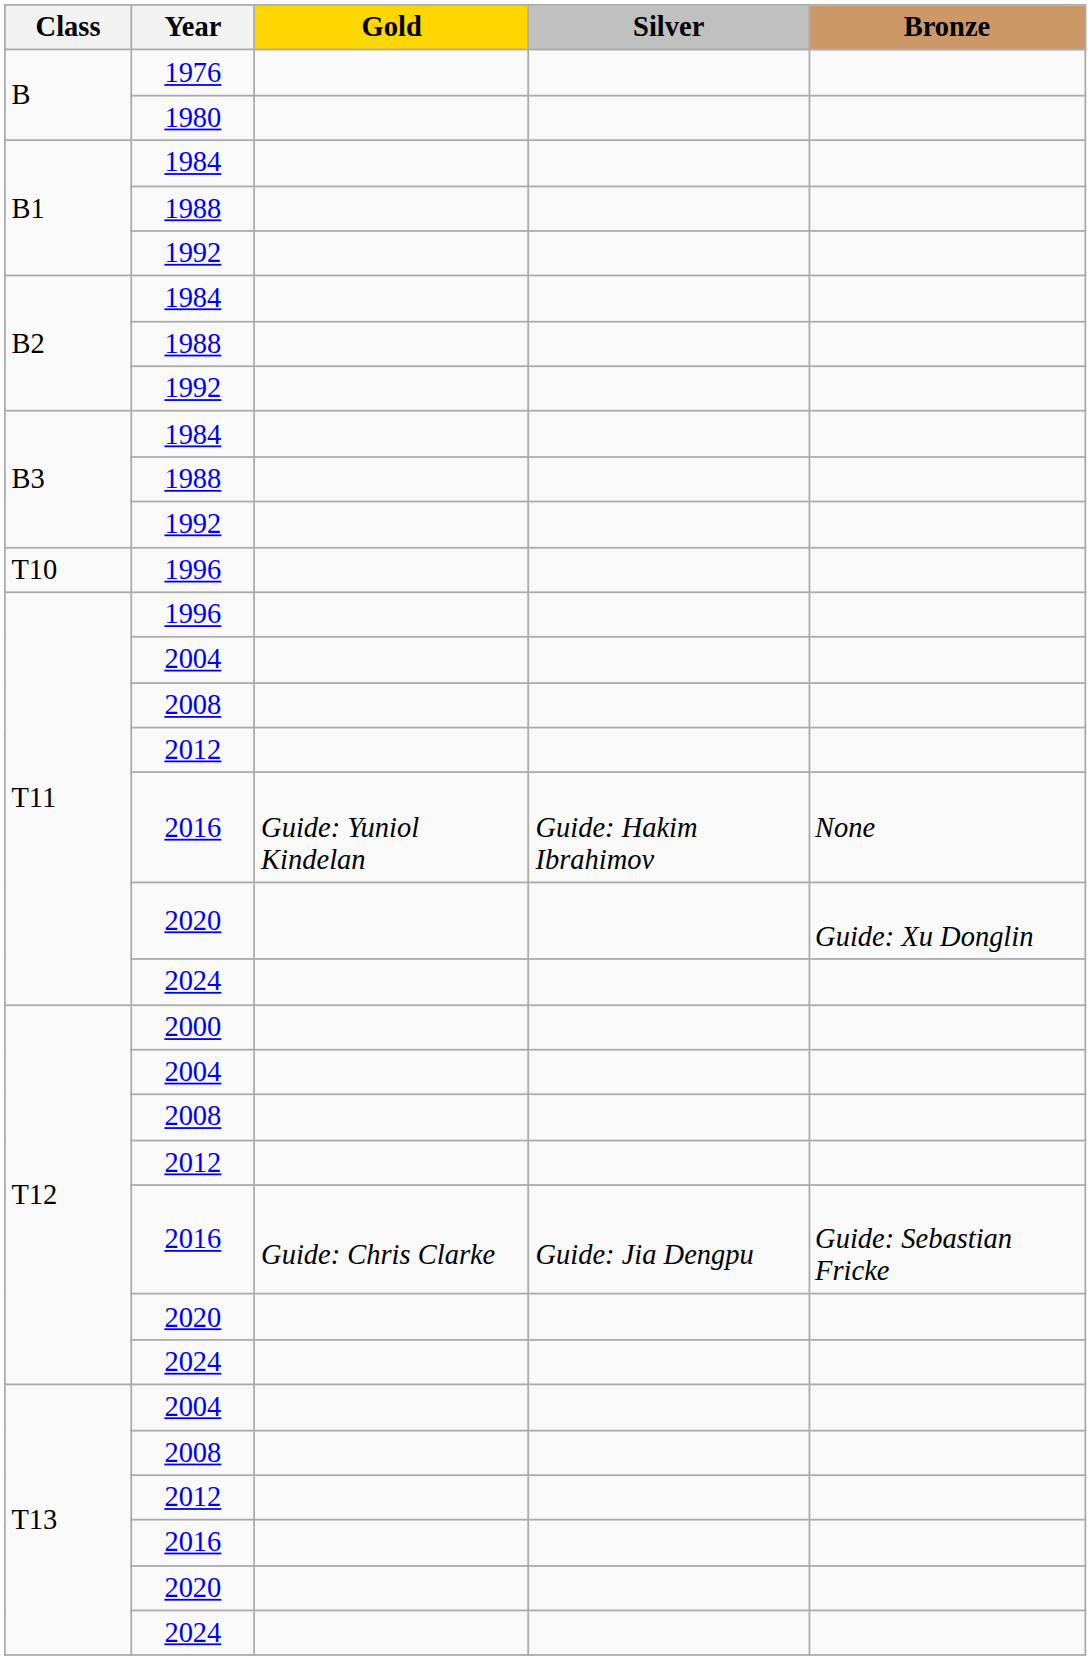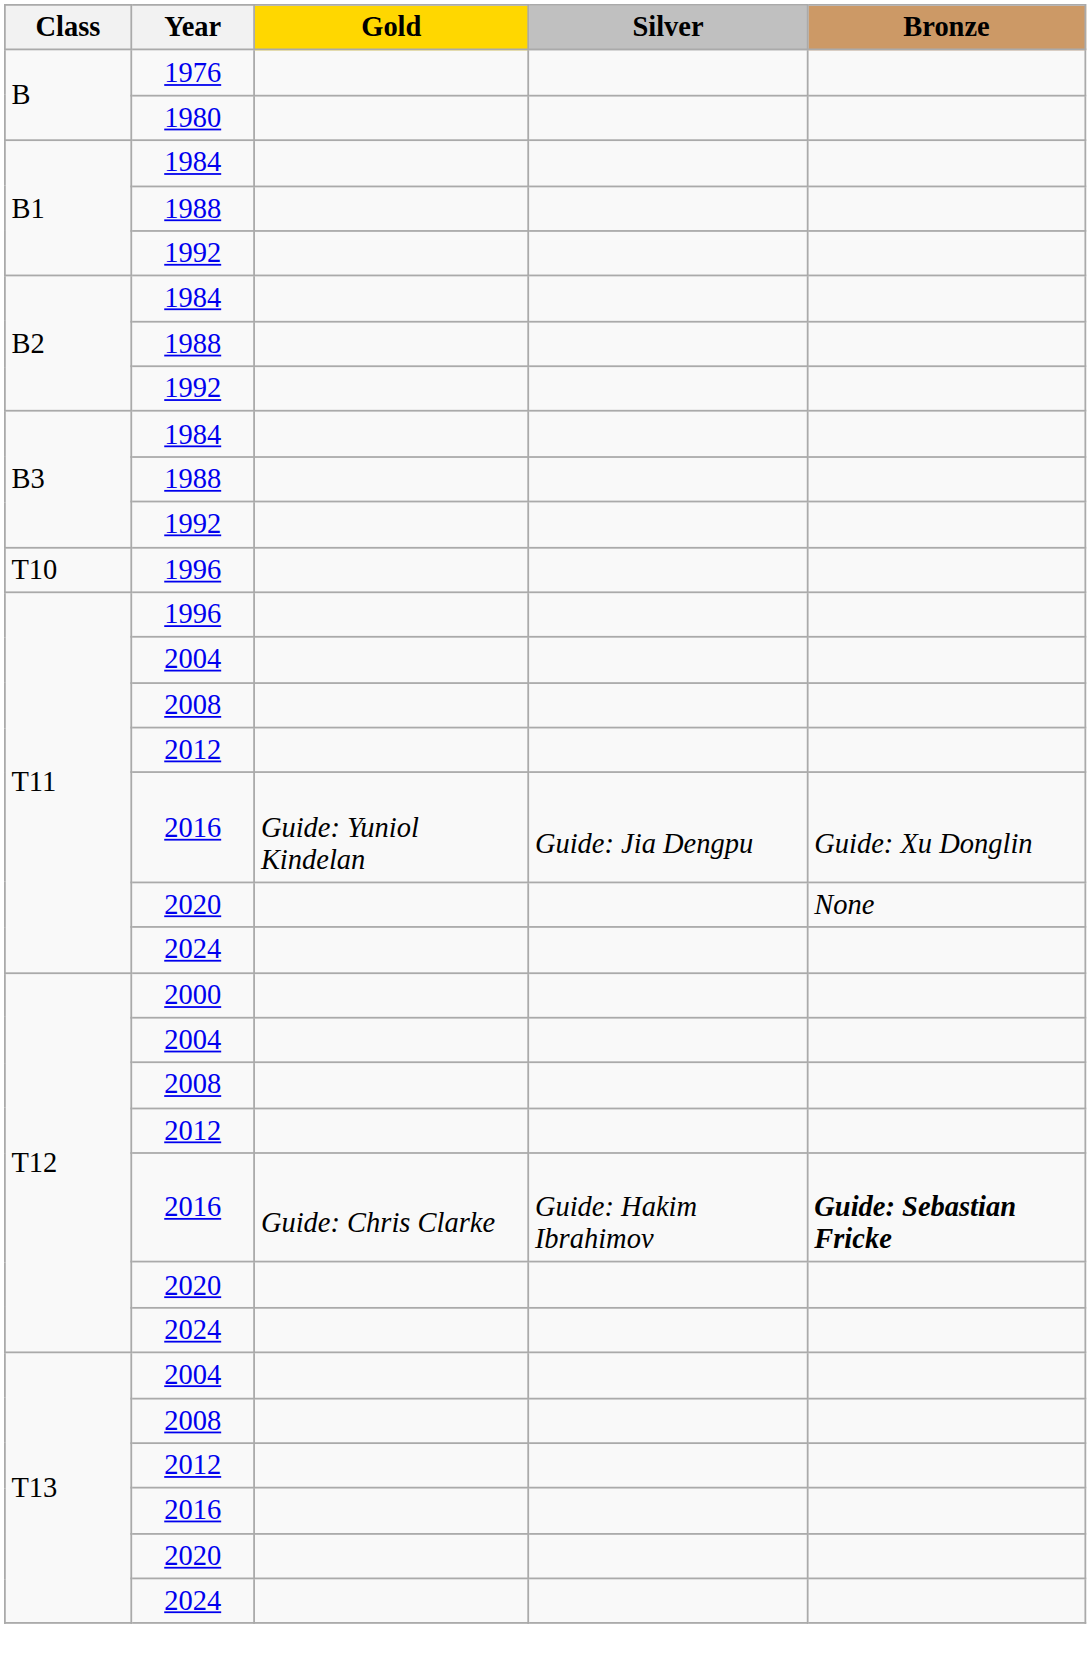(617, 842) Guide: Hakim Ibrahimov -> (644, 842) Guide: Jia Dengpu
(845, 826) None -> (923, 842) Guide: Xu Donglin
(924, 936) Guide: Xu Donglin -> (844, 904) None
(645, 1255) Guide: Jia Dengpu -> (616, 1223) Guide: Hakim Ibrahimov
(914, 1255) normal -> (915, 1223) bold
